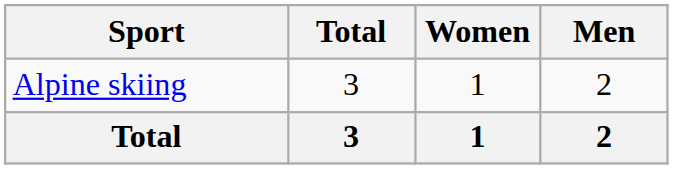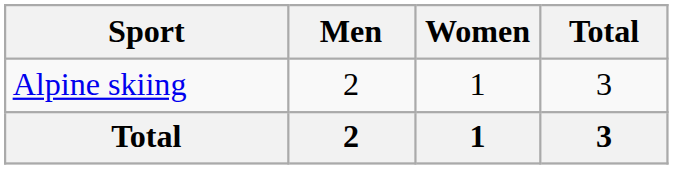columns swapped: (604, 31) <-> (351, 31)
